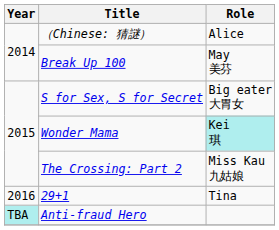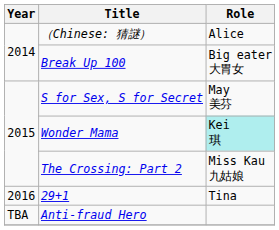(220, 62) May 美芬 -> (240, 62) Big eater 大胃女
(240, 97) Big eater 大胃女 -> (220, 97) May 美芬
(18, 215) paleturquoise background -> (18, 215) no background
